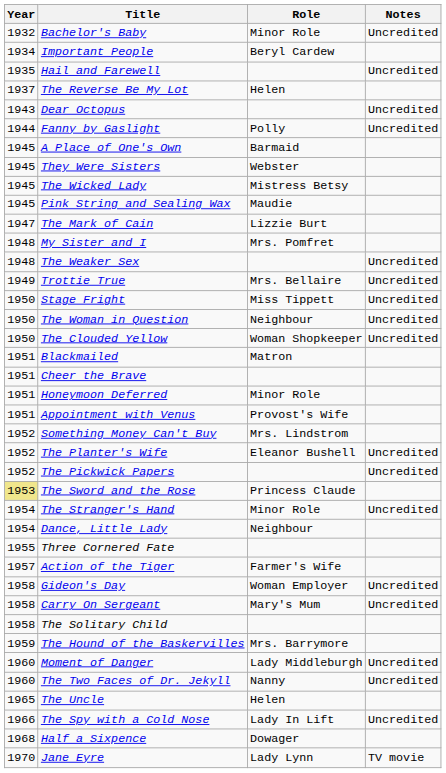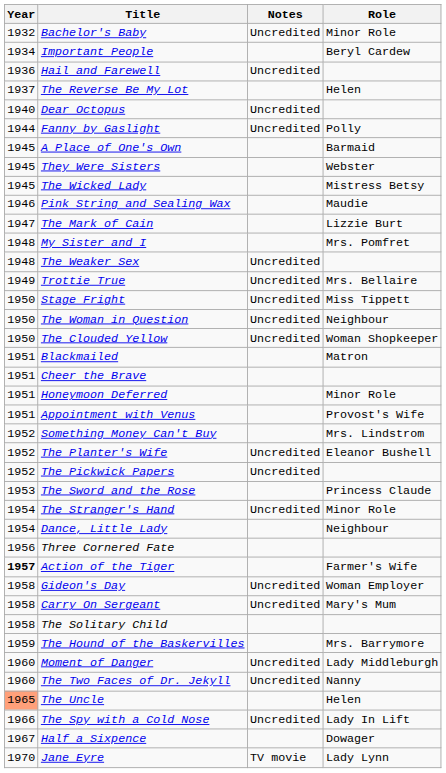columns swapped: (306, 14) <-> (403, 14)
(21, 71) 1935 -> (21, 71) 1936
(21, 109) 1943 -> (21, 109) 1940
(21, 205) 1945 -> (21, 205) 1946
(21, 491) khaki background -> (21, 491) no background
(21, 548) 1955 -> (21, 548) 1956
(21, 567) normal -> (21, 567) bold
(21, 700) no background -> (21, 700) lightsalmon background
(21, 739) 1968 -> (21, 739) 1967
